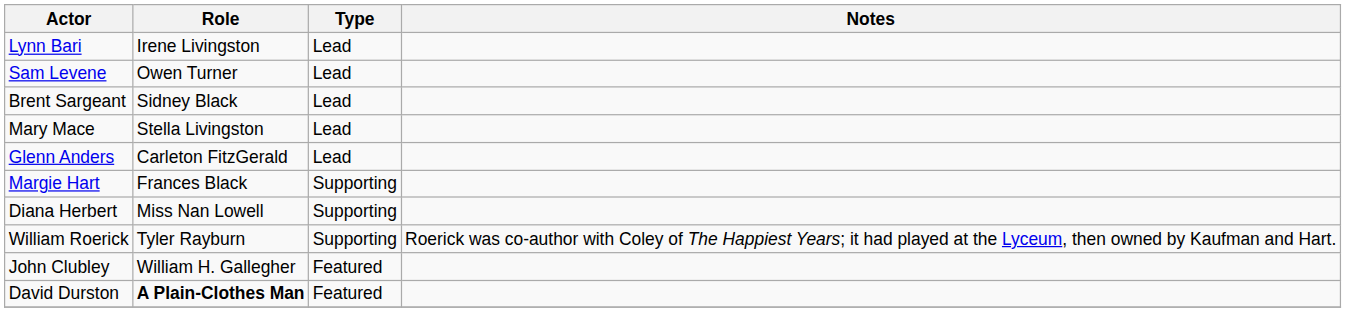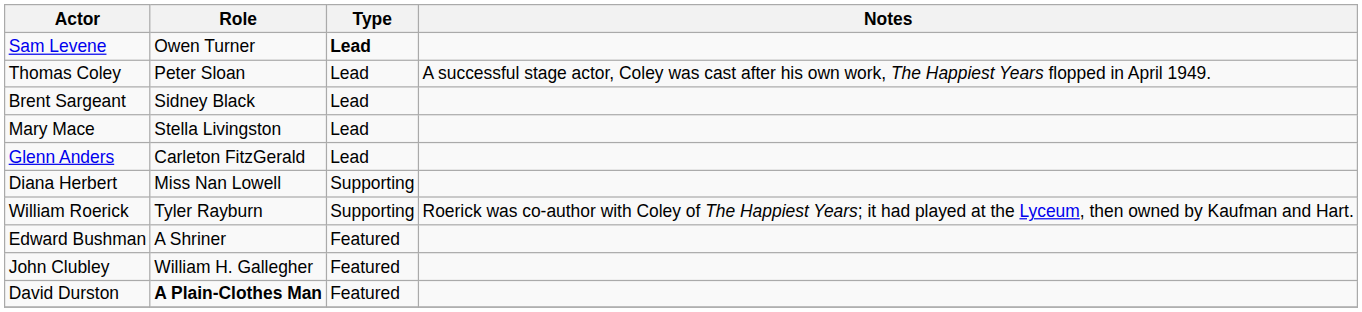- row: (45, 46)
(332, 74) normal -> (350, 46) bold
+ row: (65, 74)
- row: (54, 184)
+ row: (77, 239)
